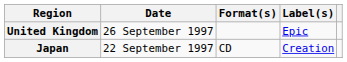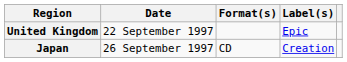(158, 31) 26 September 1997 -> (158, 31) 22 September 1997
(158, 48) 22 September 1997 -> (158, 48) 26 September 1997
